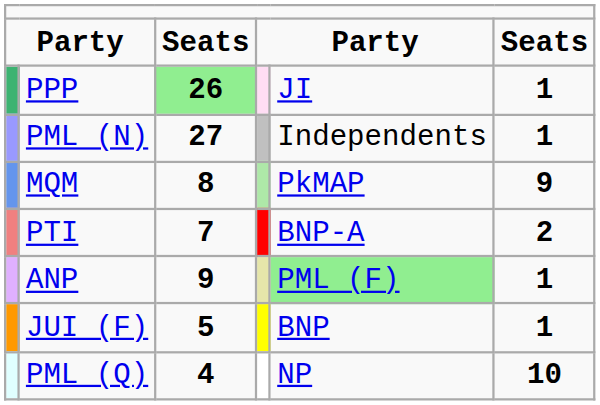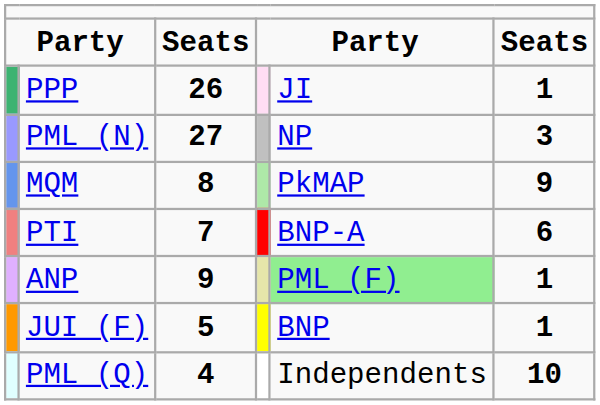(206, 90) lightgreen background -> (206, 90) no background
(382, 138) Independents -> (295, 138) NP
(544, 138) 1 -> (544, 138) 3
(544, 233) 2 -> (544, 233) 6
(295, 375) NP -> (382, 375) Independents
